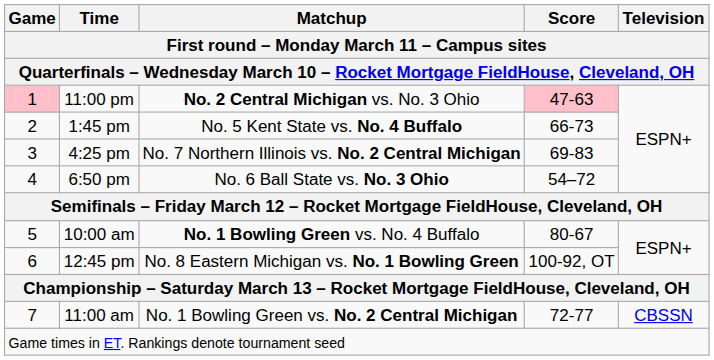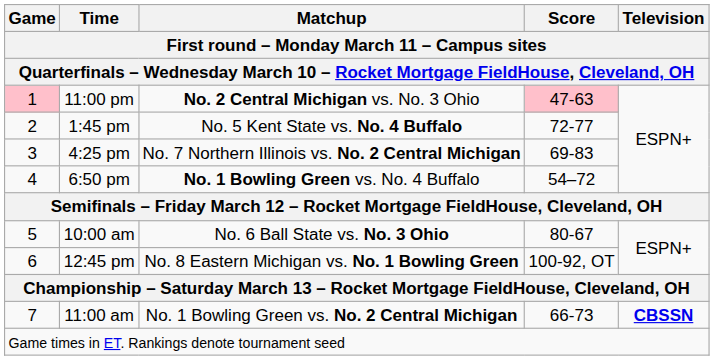(572, 126) 66-73 -> (572, 126) 72-77
(332, 180) No. 6 Ball State vs. No. 3 Ohio -> (332, 180) No. 1 Bowling Green vs. No. 4 Buffalo
(332, 234) No. 1 Bowling Green vs. No. 4 Buffalo -> (332, 234) No. 6 Ball State vs. No. 3 Ohio
(572, 315) 72-77 -> (572, 315) 66-73
(664, 315) normal -> (664, 315) bold
